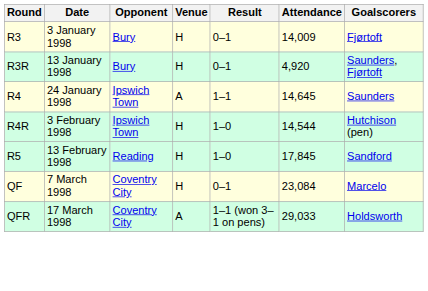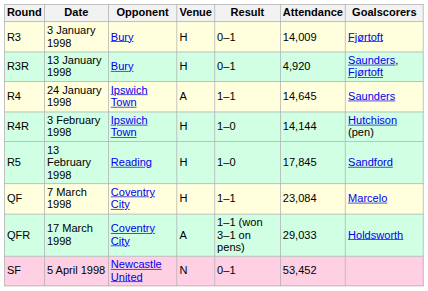(299, 126) 14,544 -> (300, 126) 14,144
(222, 186) 0–1 -> (226, 199) 1–1
+ row: (14, 271)
